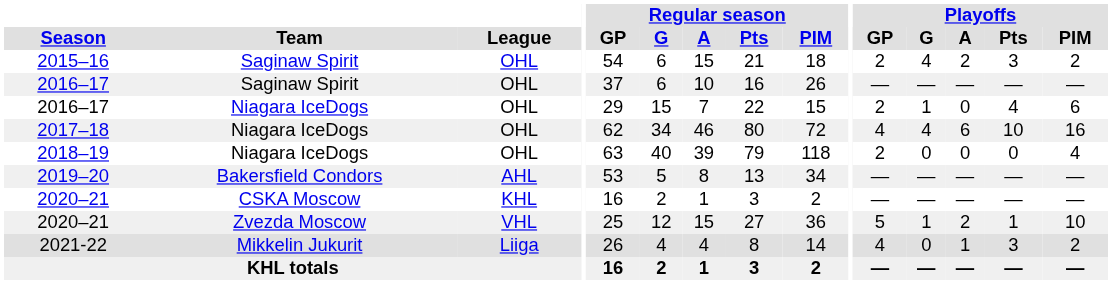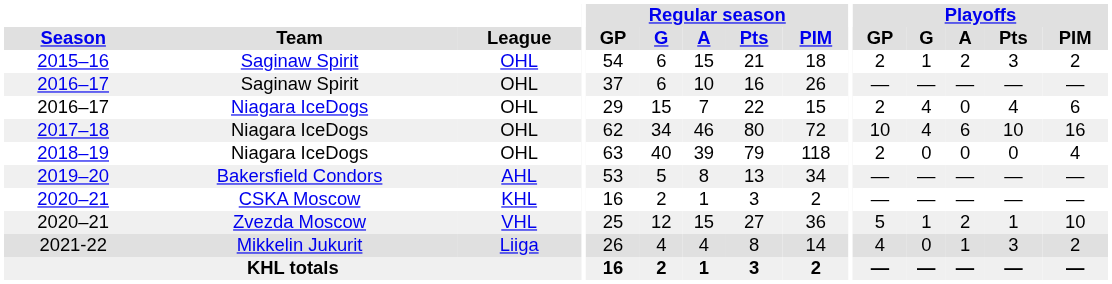(926, 61) 4 -> (926, 61) 1
(926, 107) 1 -> (926, 107) 4
(880, 130) 4 -> (880, 130) 10
